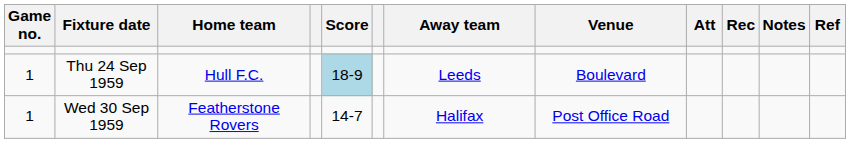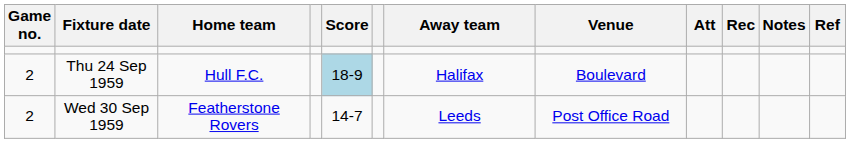(30, 74) 1 -> (30, 74) 2
(460, 74) Leeds -> (460, 74) Halifax
(30, 116) 1 -> (30, 116) 2
(460, 116) Halifax -> (460, 116) Leeds
